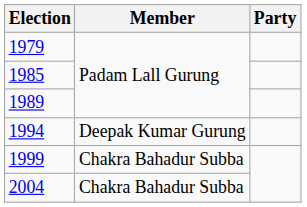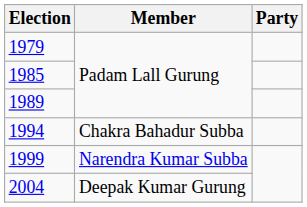(162, 131) Deepak Kumar Gurung -> (161, 131) Chakra Bahadur Subba
(161, 159) Chakra Bahadur Subba -> (163, 159) Narendra Kumar Subba
(161, 187) Chakra Bahadur Subba -> (162, 187) Deepak Kumar Gurung
